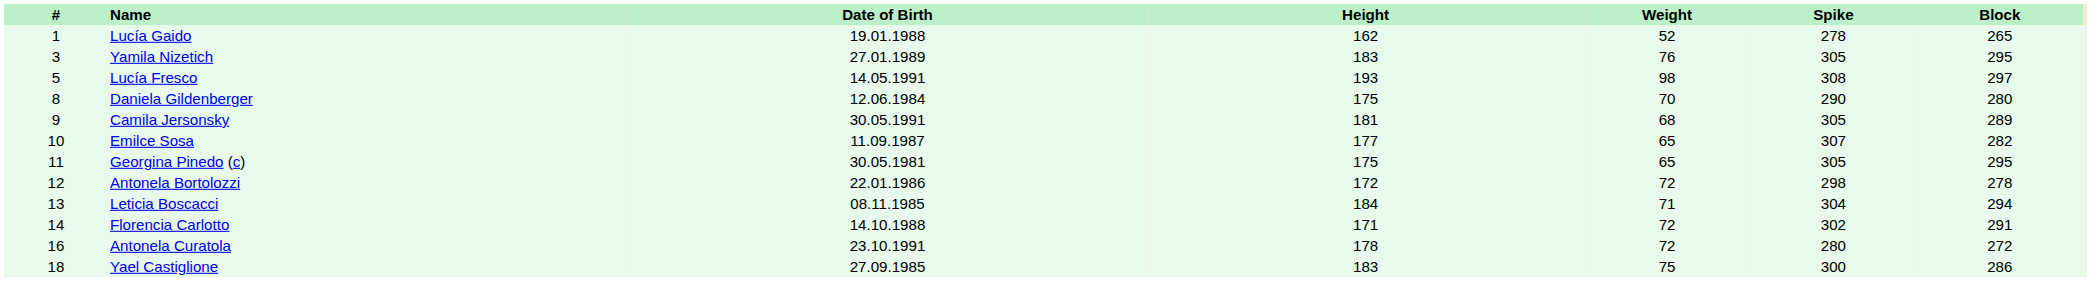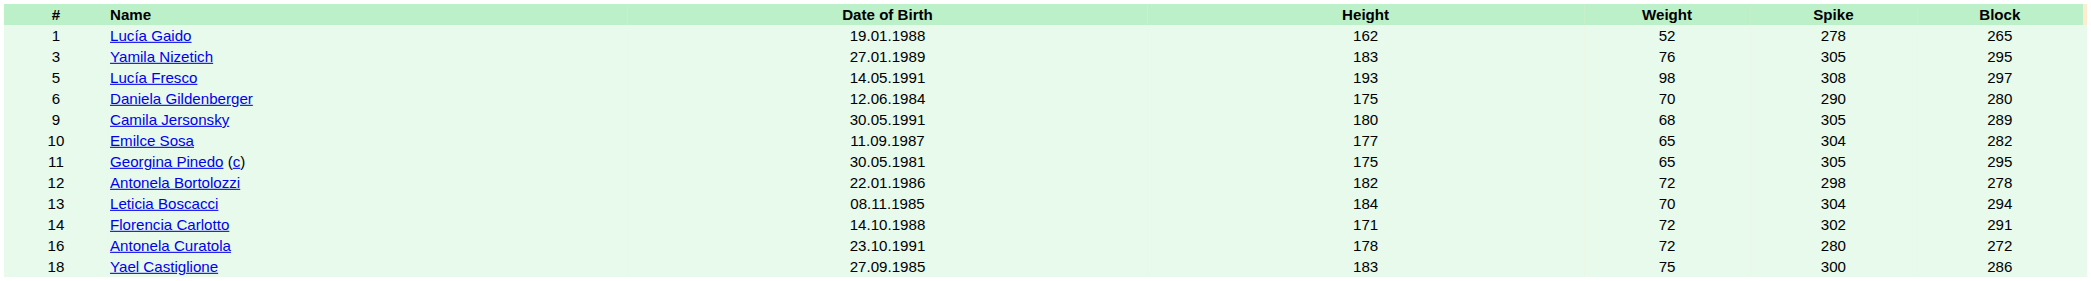(56, 98) 8 -> (56, 98) 6
(1366, 119) 181 -> (1366, 119) 180
(1833, 140) 307 -> (1833, 140) 304
(1366, 182) 172 -> (1366, 182) 182
(1667, 203) 71 -> (1667, 203) 70
